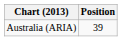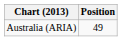(98, 28) 39 -> (98, 28) 49
